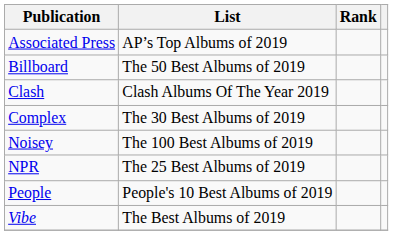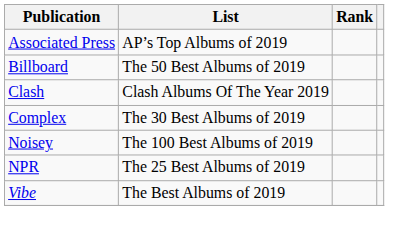- row: (30, 192)
